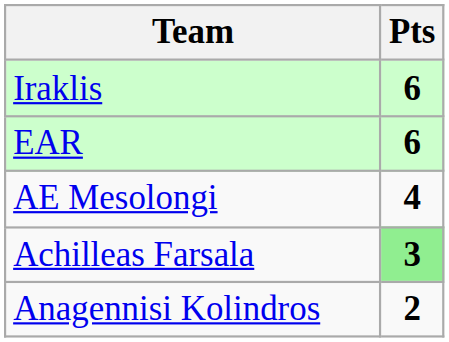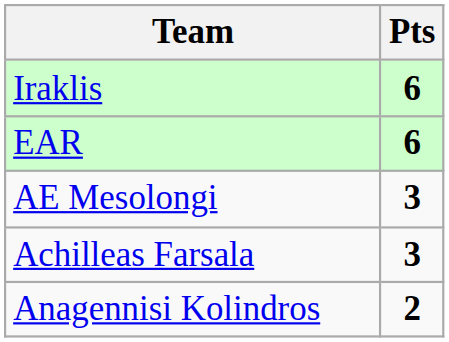(412, 198) 4 -> (412, 198) 3
(412, 253) lightgreen background -> (412, 253) no background
